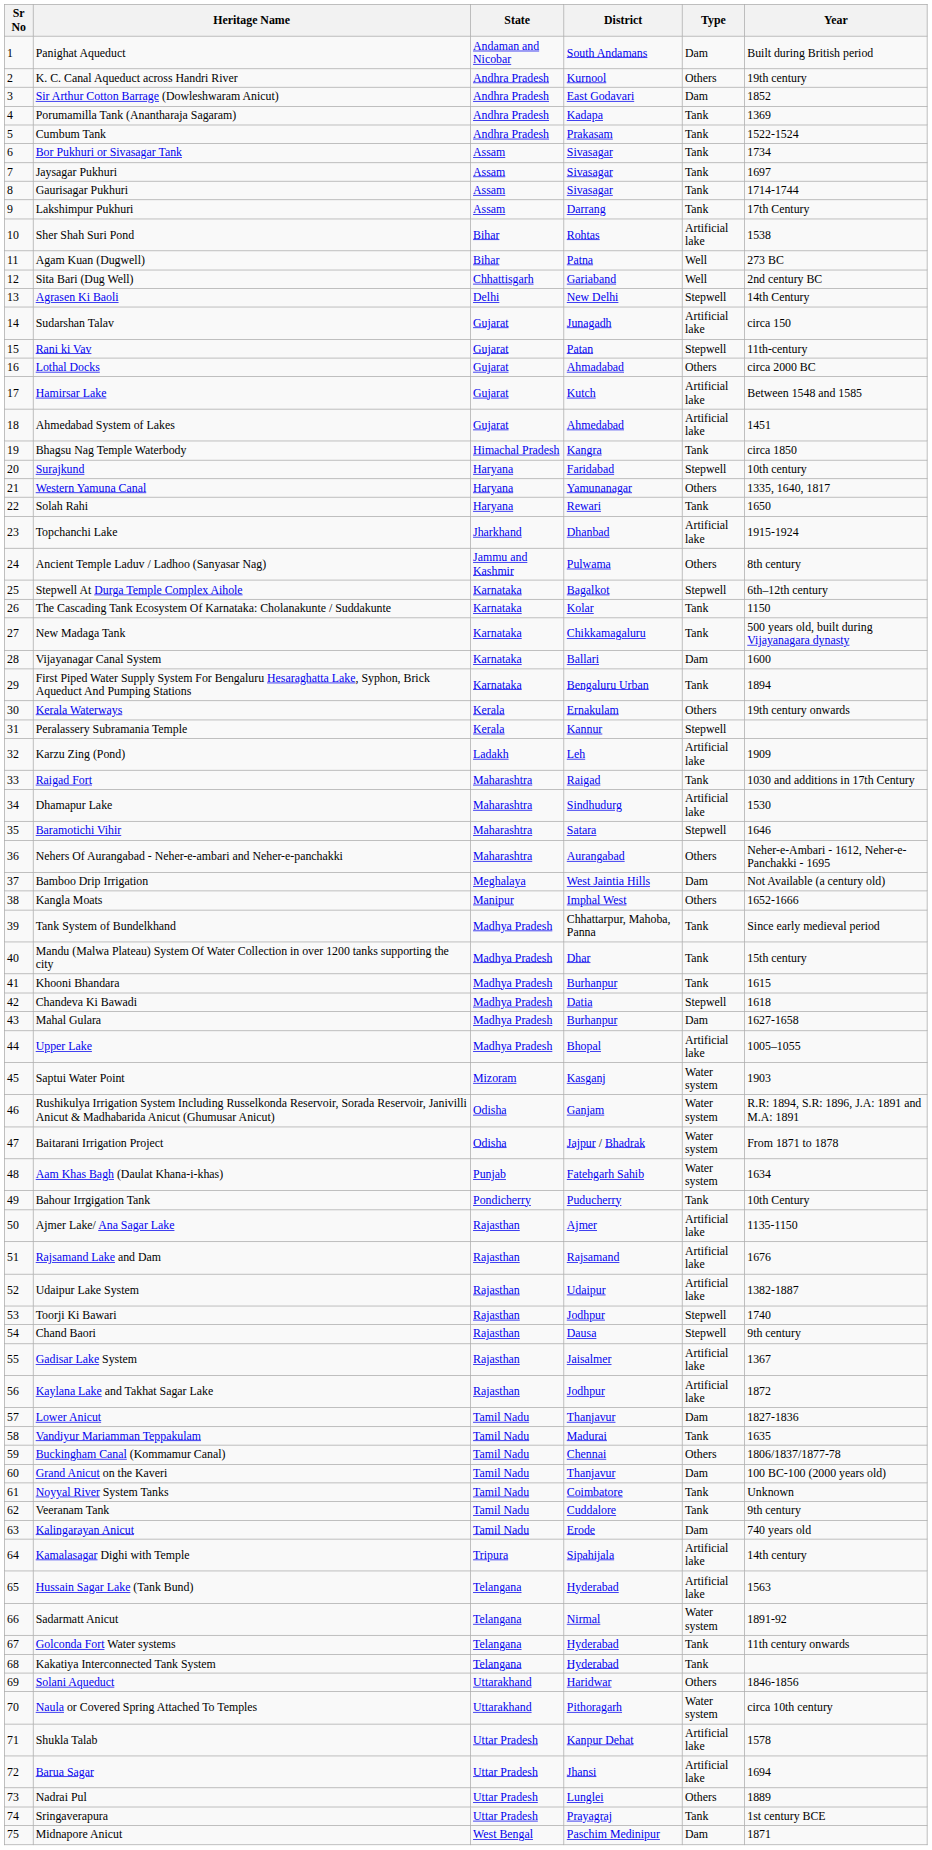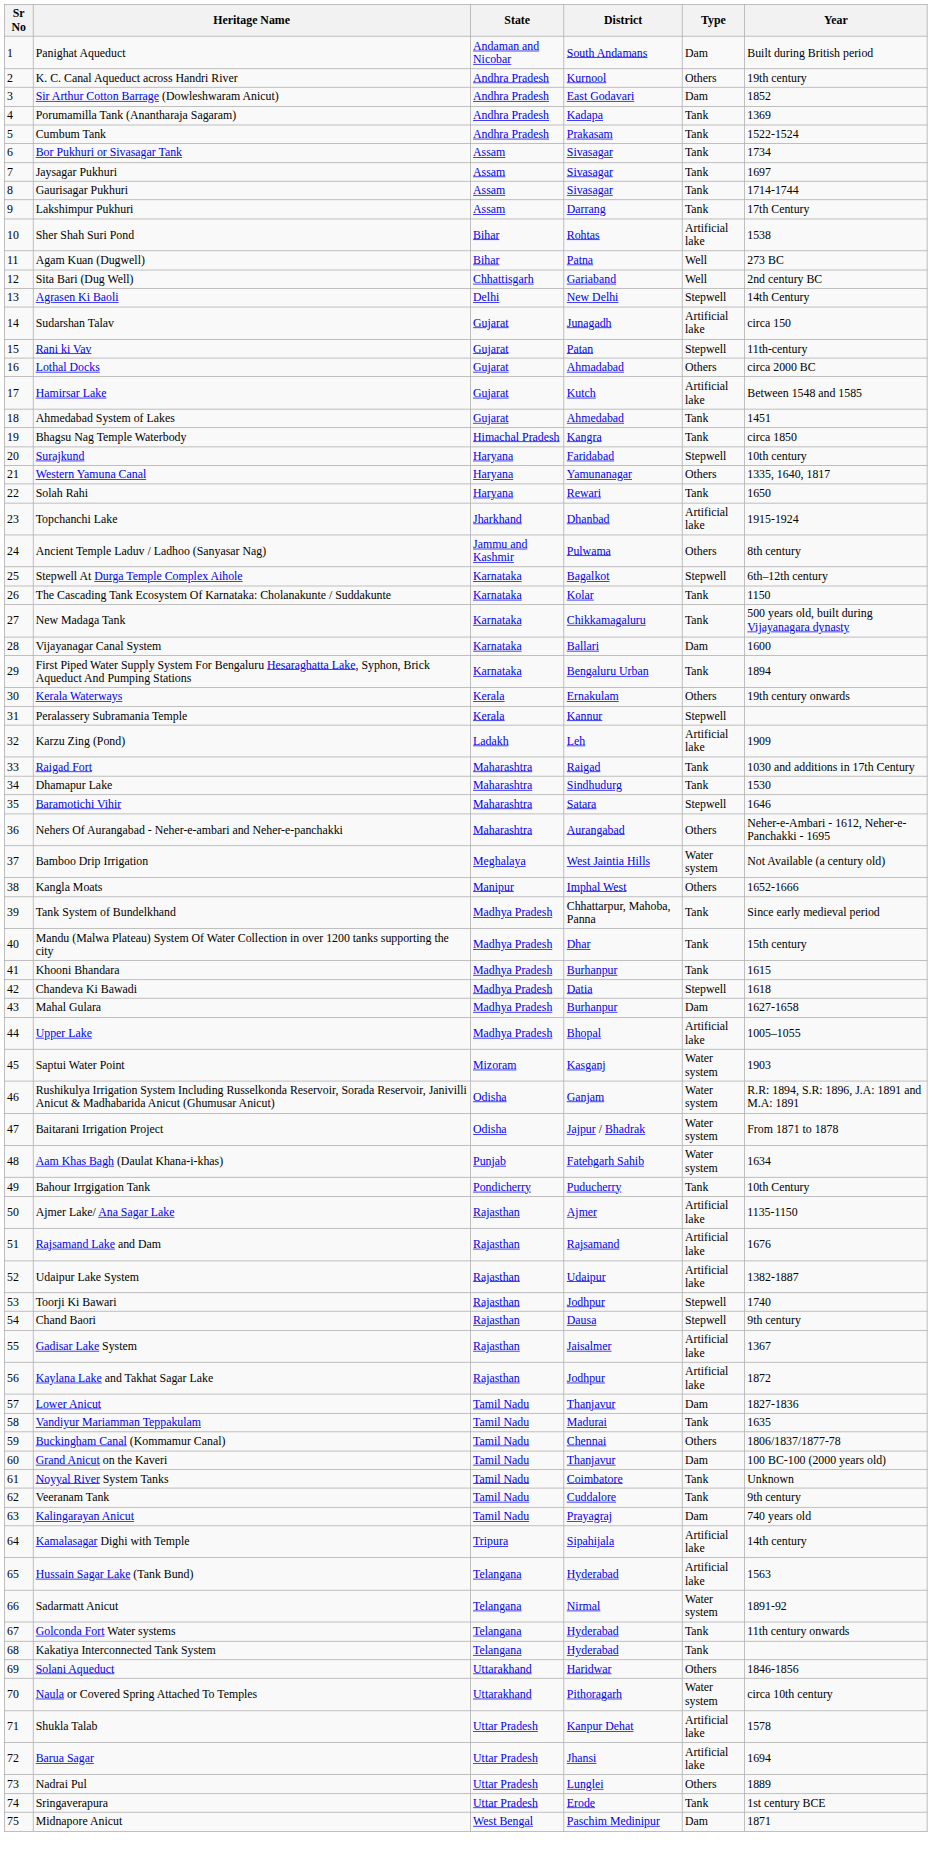(707, 425) Artificial lake -> (697, 418) Tank
(707, 805) Artificial lake -> (697, 785) Tank
(696, 881) Dam -> (701, 861) Water system
(581, 1529) Erode -> (589, 1516) Prayagraj
(589, 1816) Prayagraj -> (581, 1803) Erode
